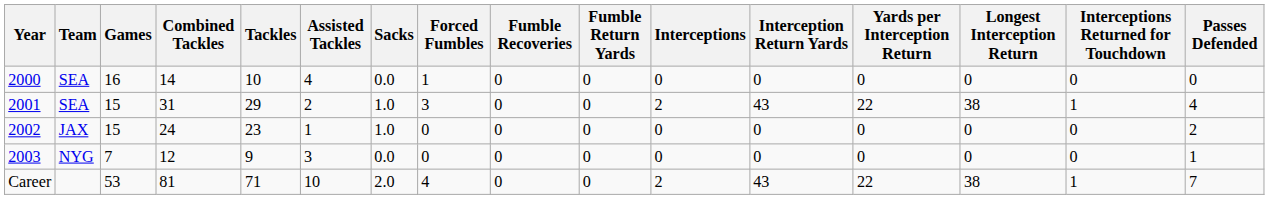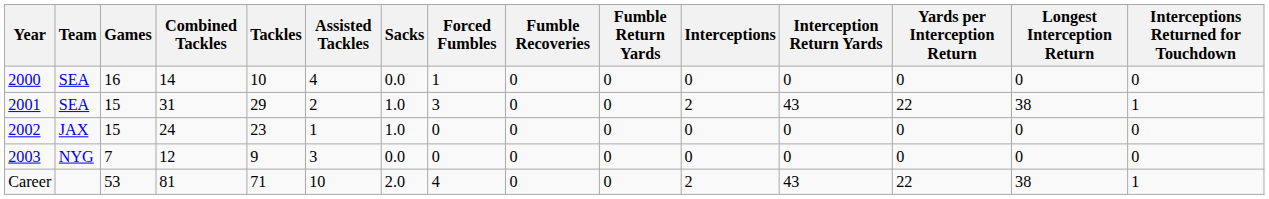- column: (1225, 35)
